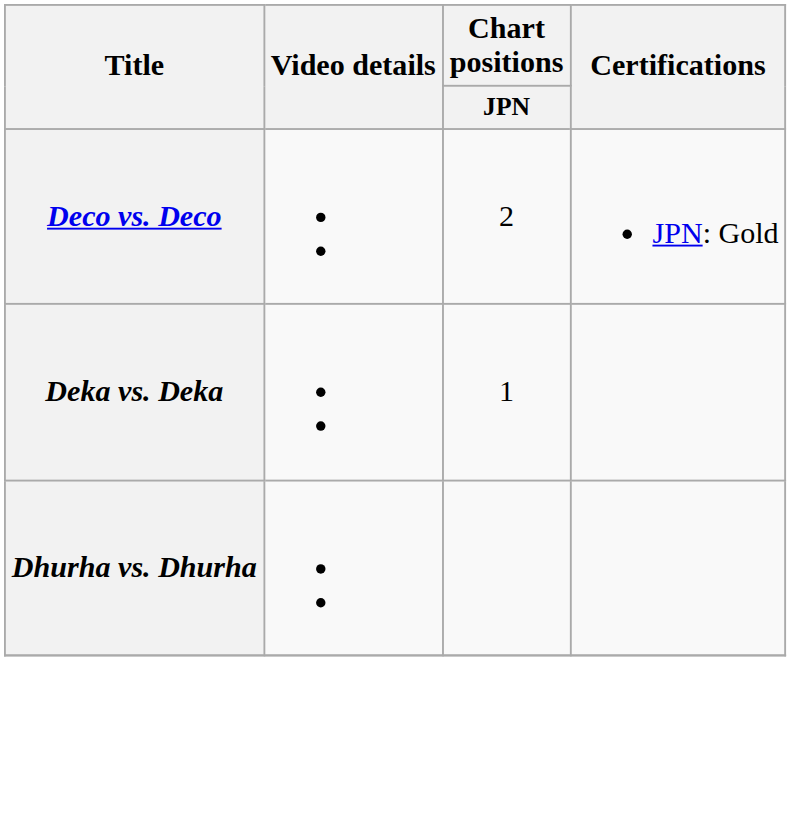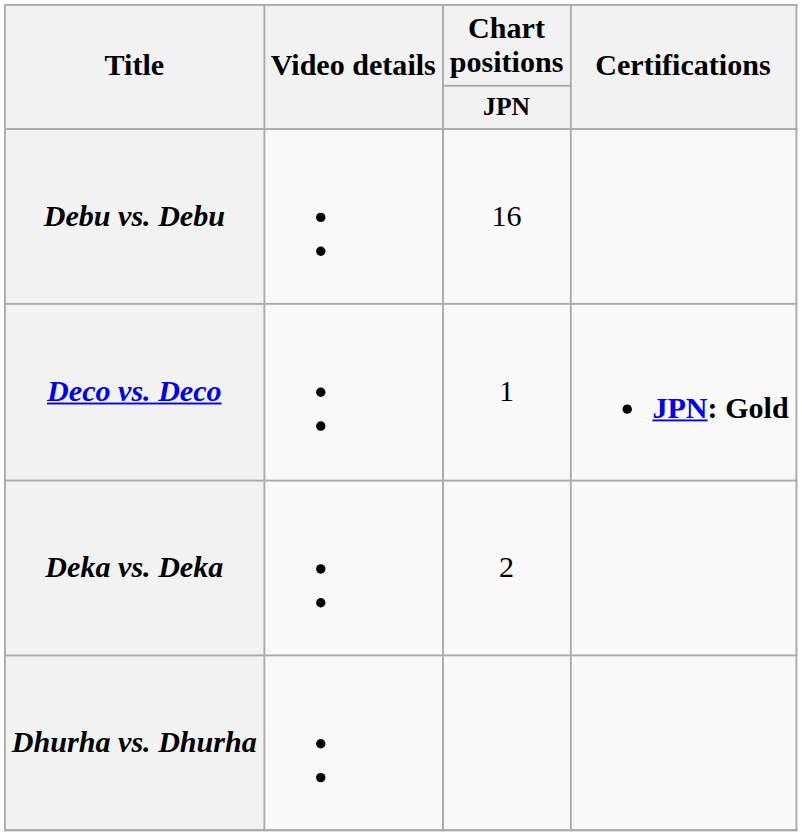+ row: (134, 216)
(507, 216) 2 -> (507, 391) 1
(678, 233) normal -> (683, 409) bold
(507, 391) 1 -> (507, 567) 2
